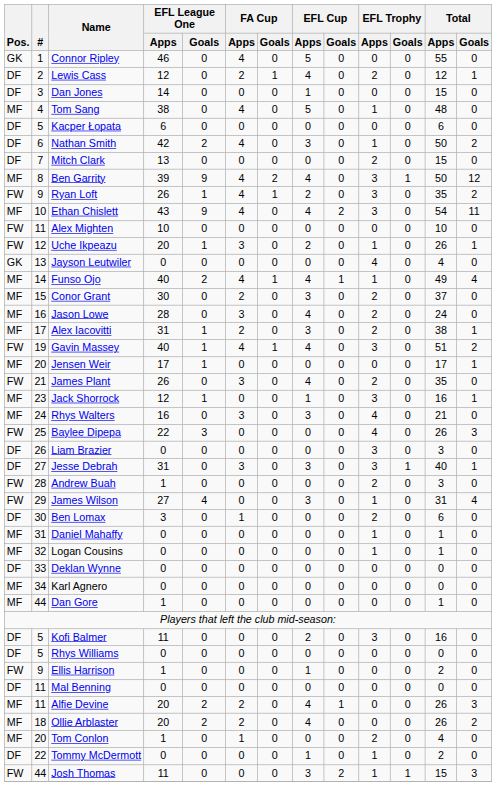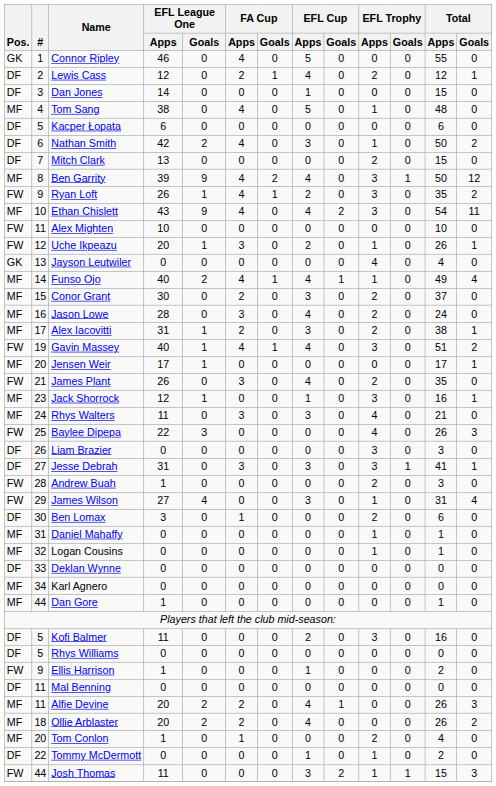(163, 416) 16 -> (163, 416) 11
(441, 467) 40 -> (441, 467) 41
